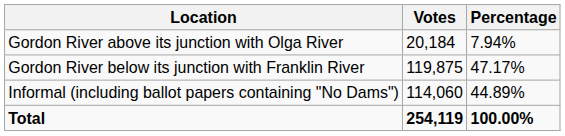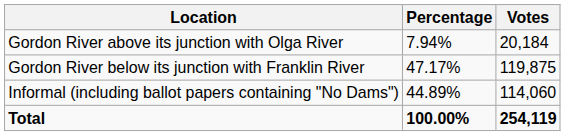columns swapped: (435, 17) <-> (514, 17)
